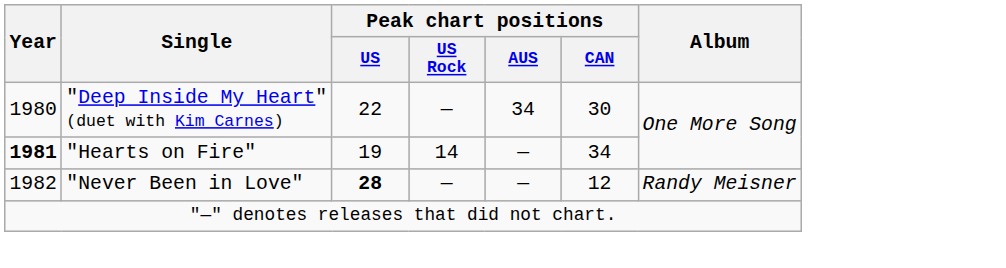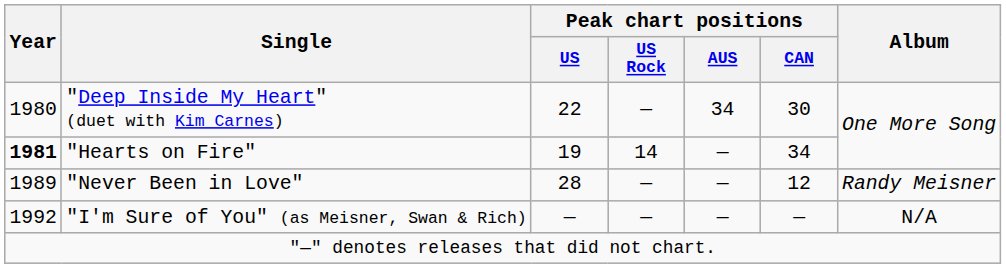(33, 185) 1982 -> (33, 185) 1989
(370, 185) bold -> (570, 185) normal
+ row: (297, 217)
